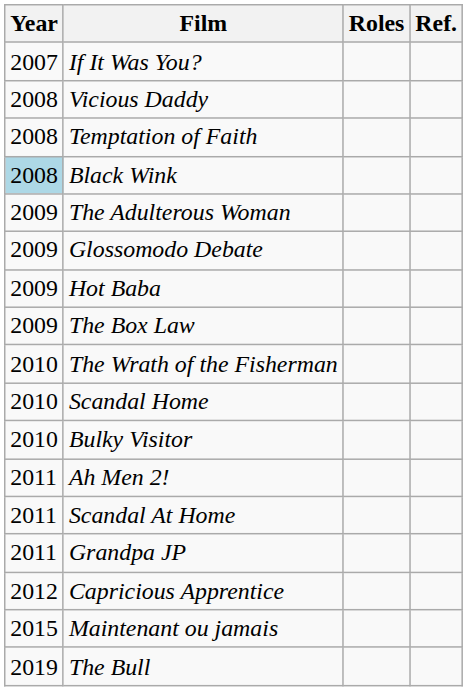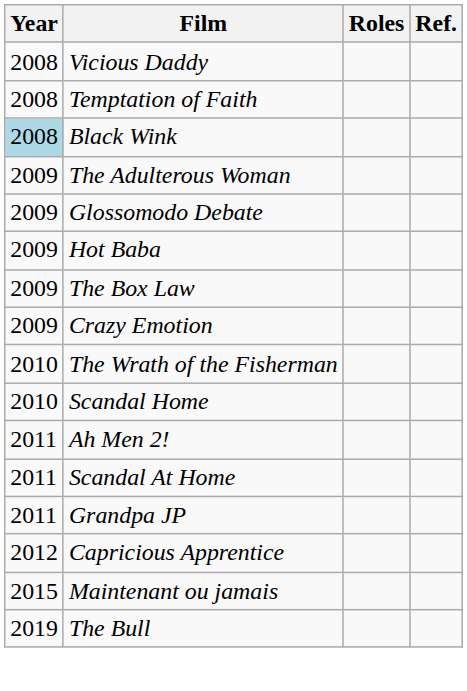- row: (135, 61)
+ row: (141, 325)
- row: (131, 439)
